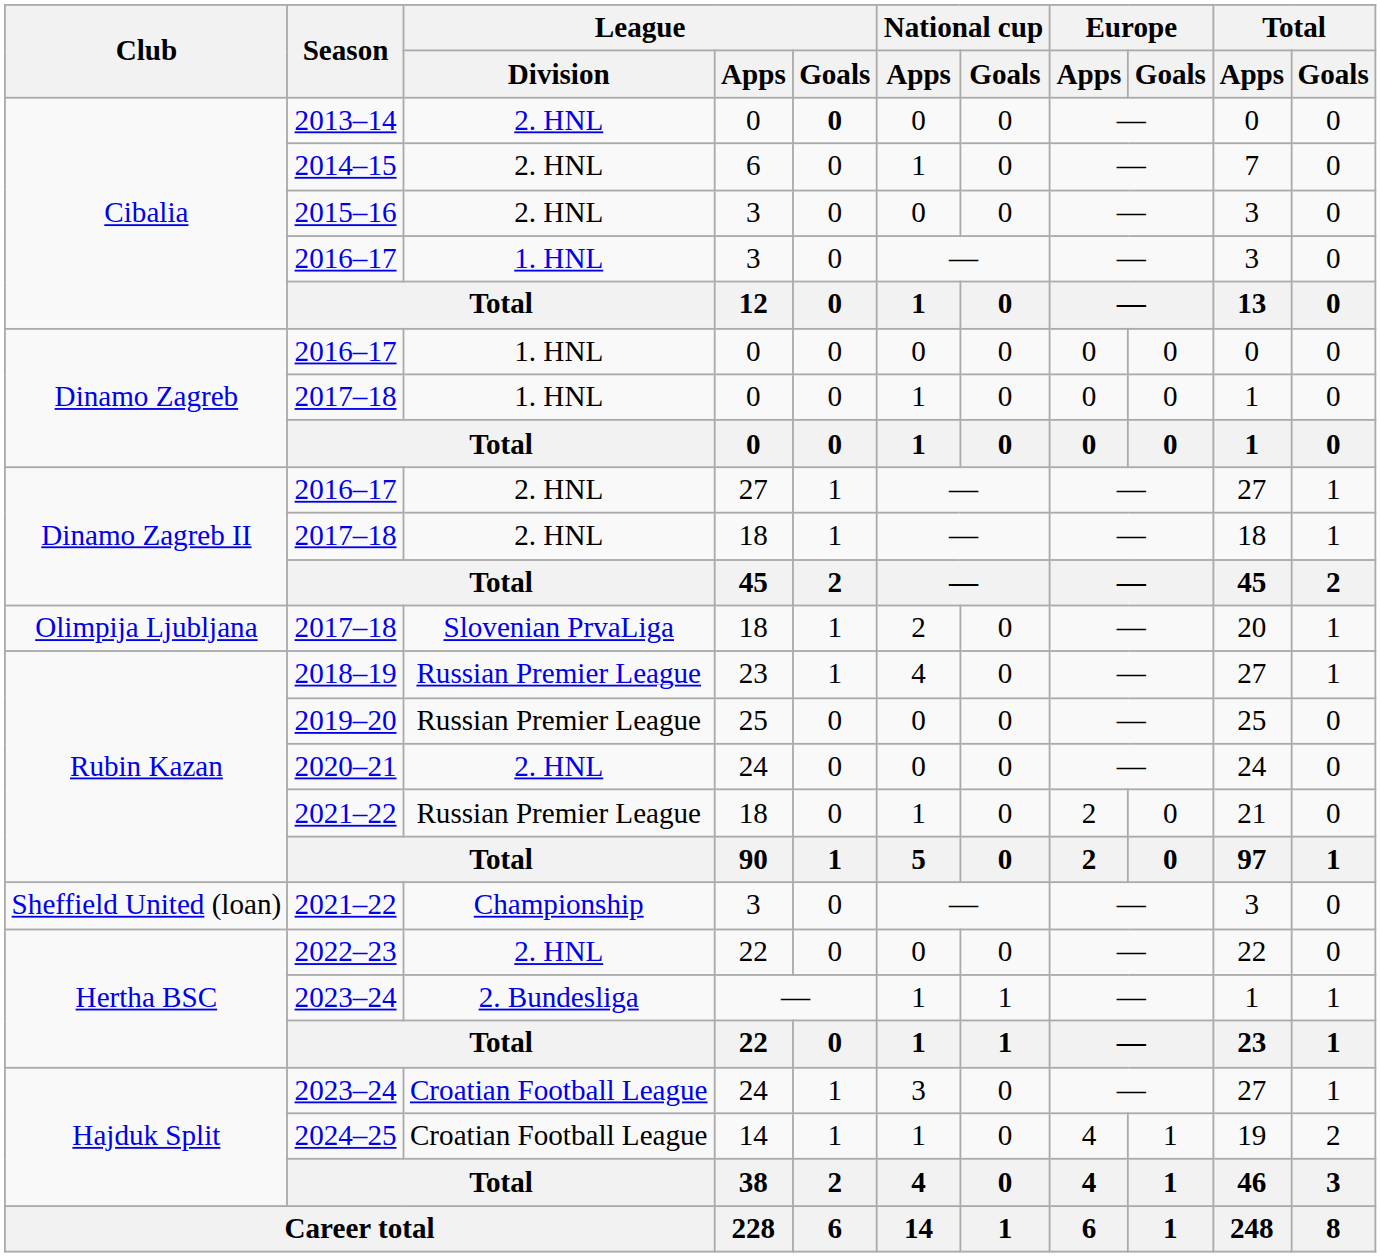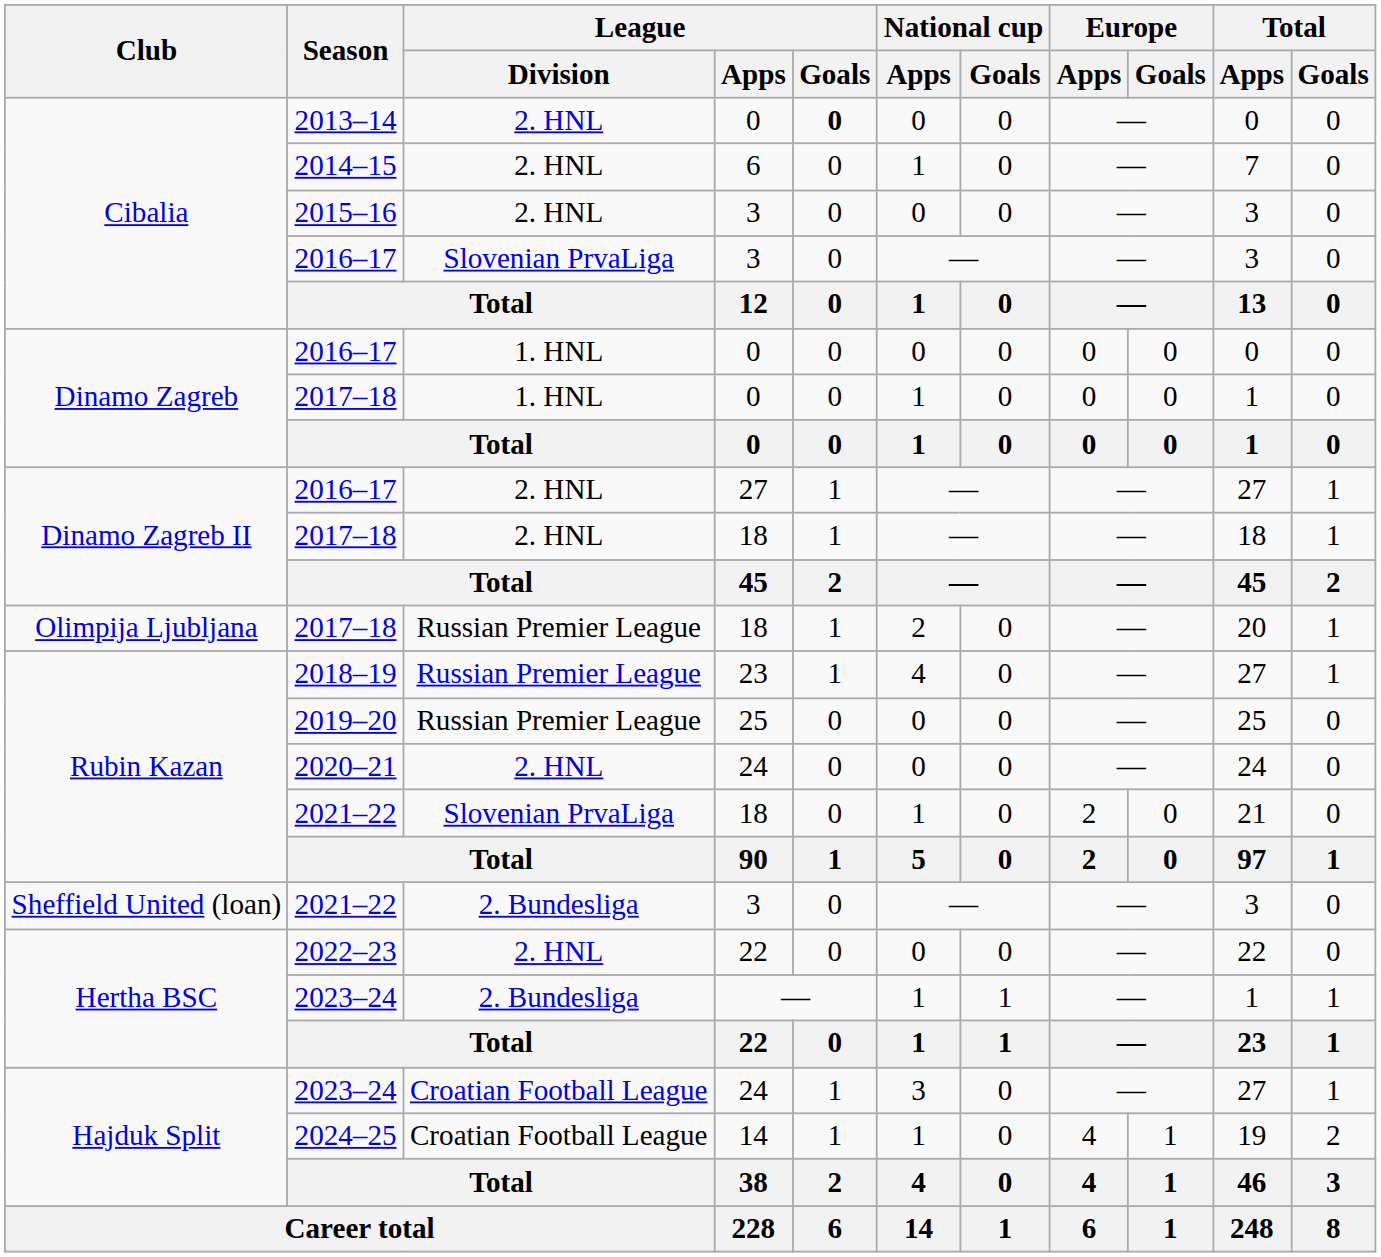(559, 258) 1. HNL -> (559, 258) Slovenian PrvaLiga
(559, 627) Slovenian PrvaLiga -> (559, 627) Russian Premier League
(559, 812) Russian Premier League -> (559, 812) Slovenian PrvaLiga
(559, 905) Championship -> (559, 905) 2. Bundesliga
